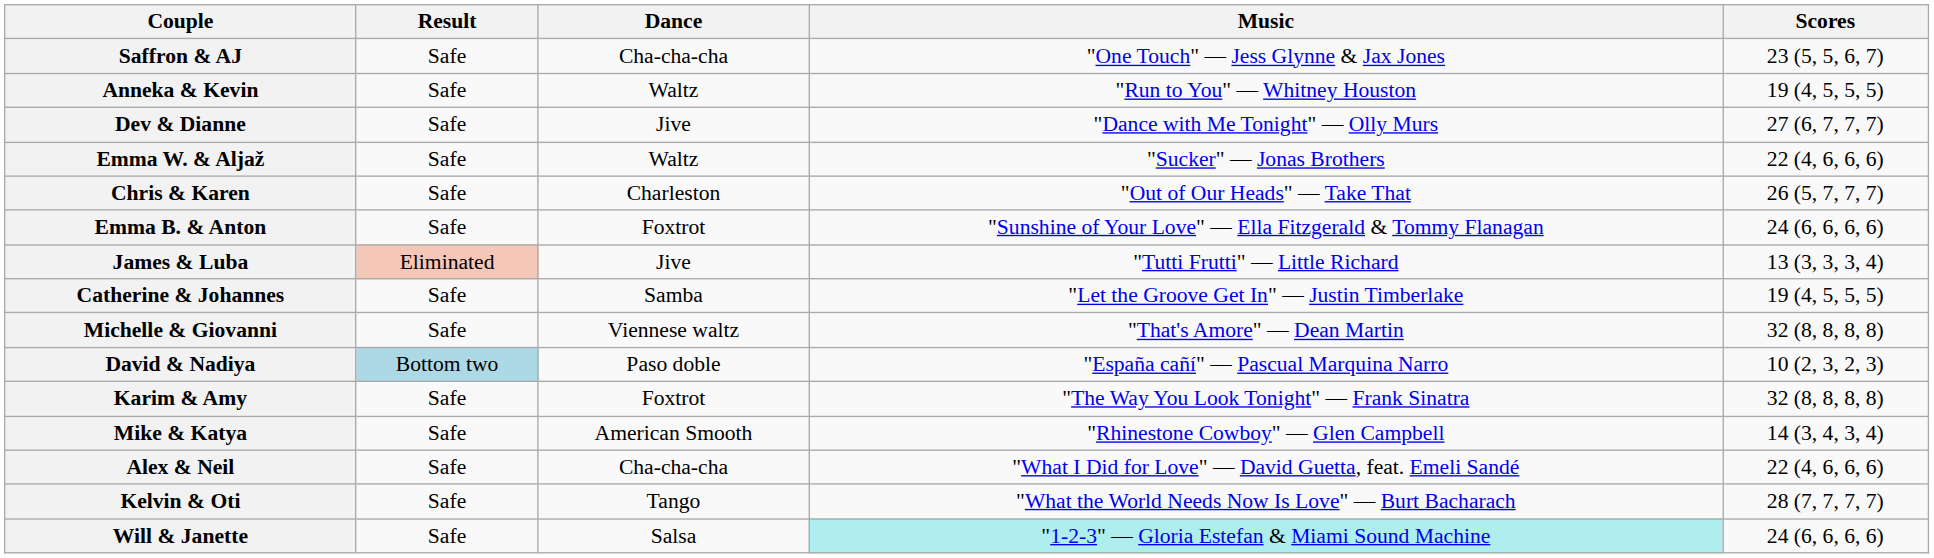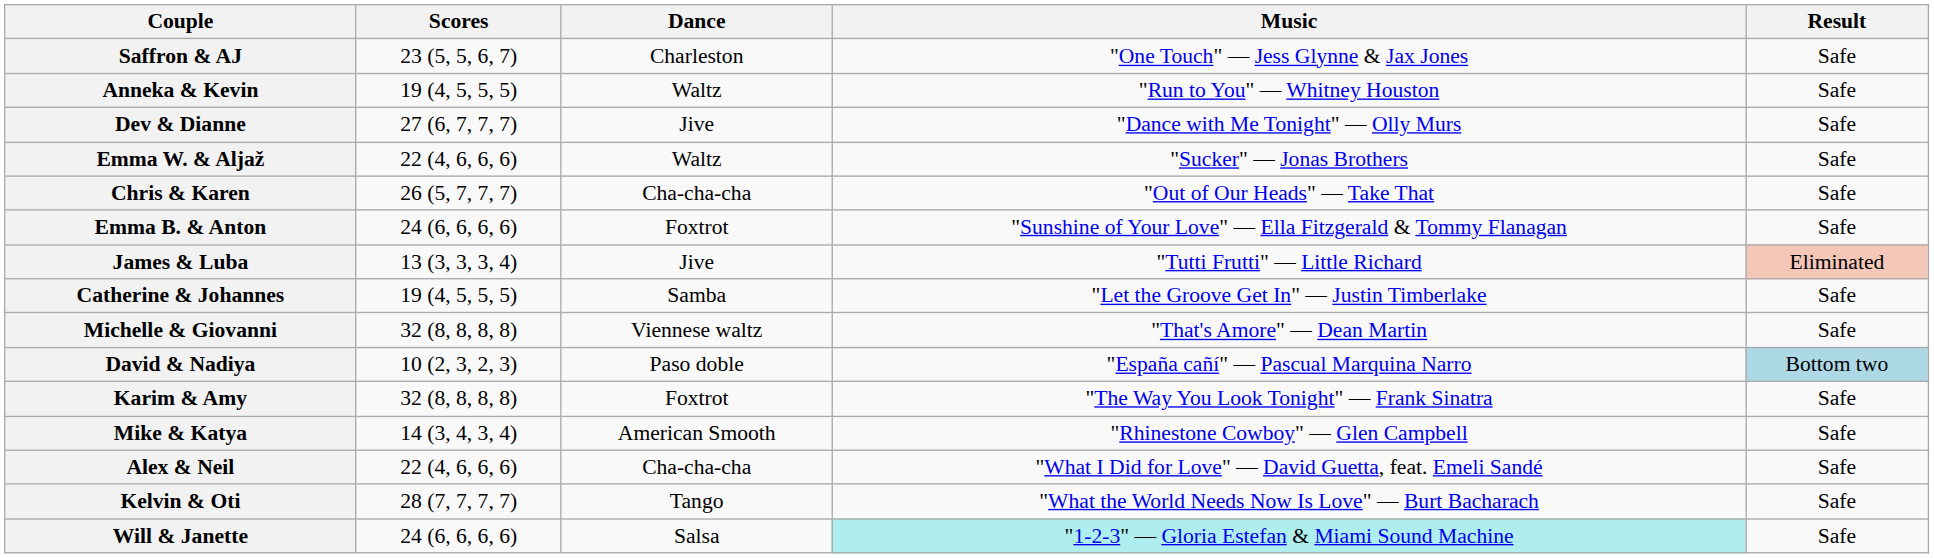columns swapped: (1825, 21) <-> (447, 21)
(673, 55) Cha-cha-cha -> (697, 55) Charleston
(673, 192) Charleston -> (697, 192) Cha-cha-cha
